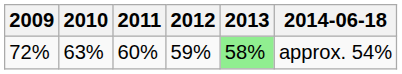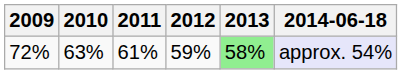(138, 52) 60% -> (138, 52) 61%
(335, 52) no background -> (335, 52) lavender background
